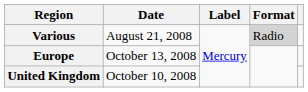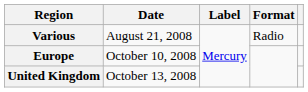(268, 35) lightgrey background -> (268, 35) no background
(151, 55) October 13, 2008 -> (151, 55) October 10, 2008
(151, 76) October 10, 2008 -> (151, 76) October 13, 2008
